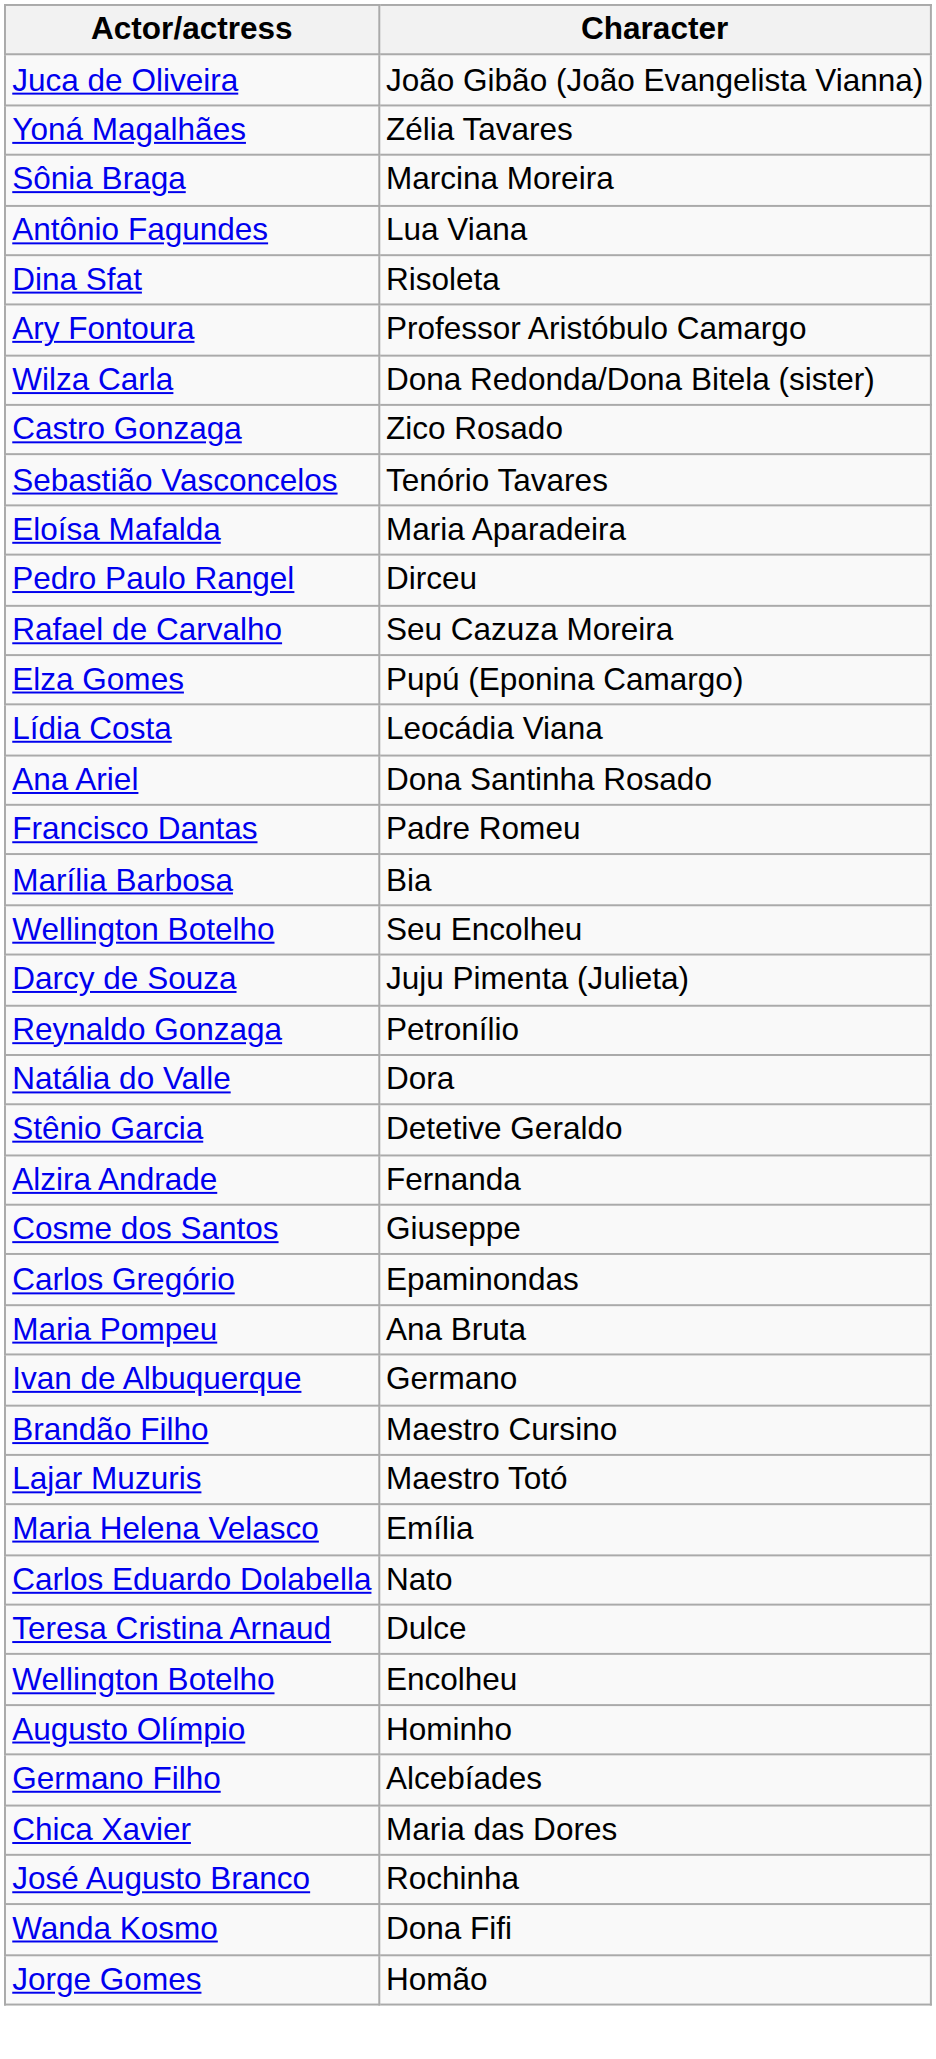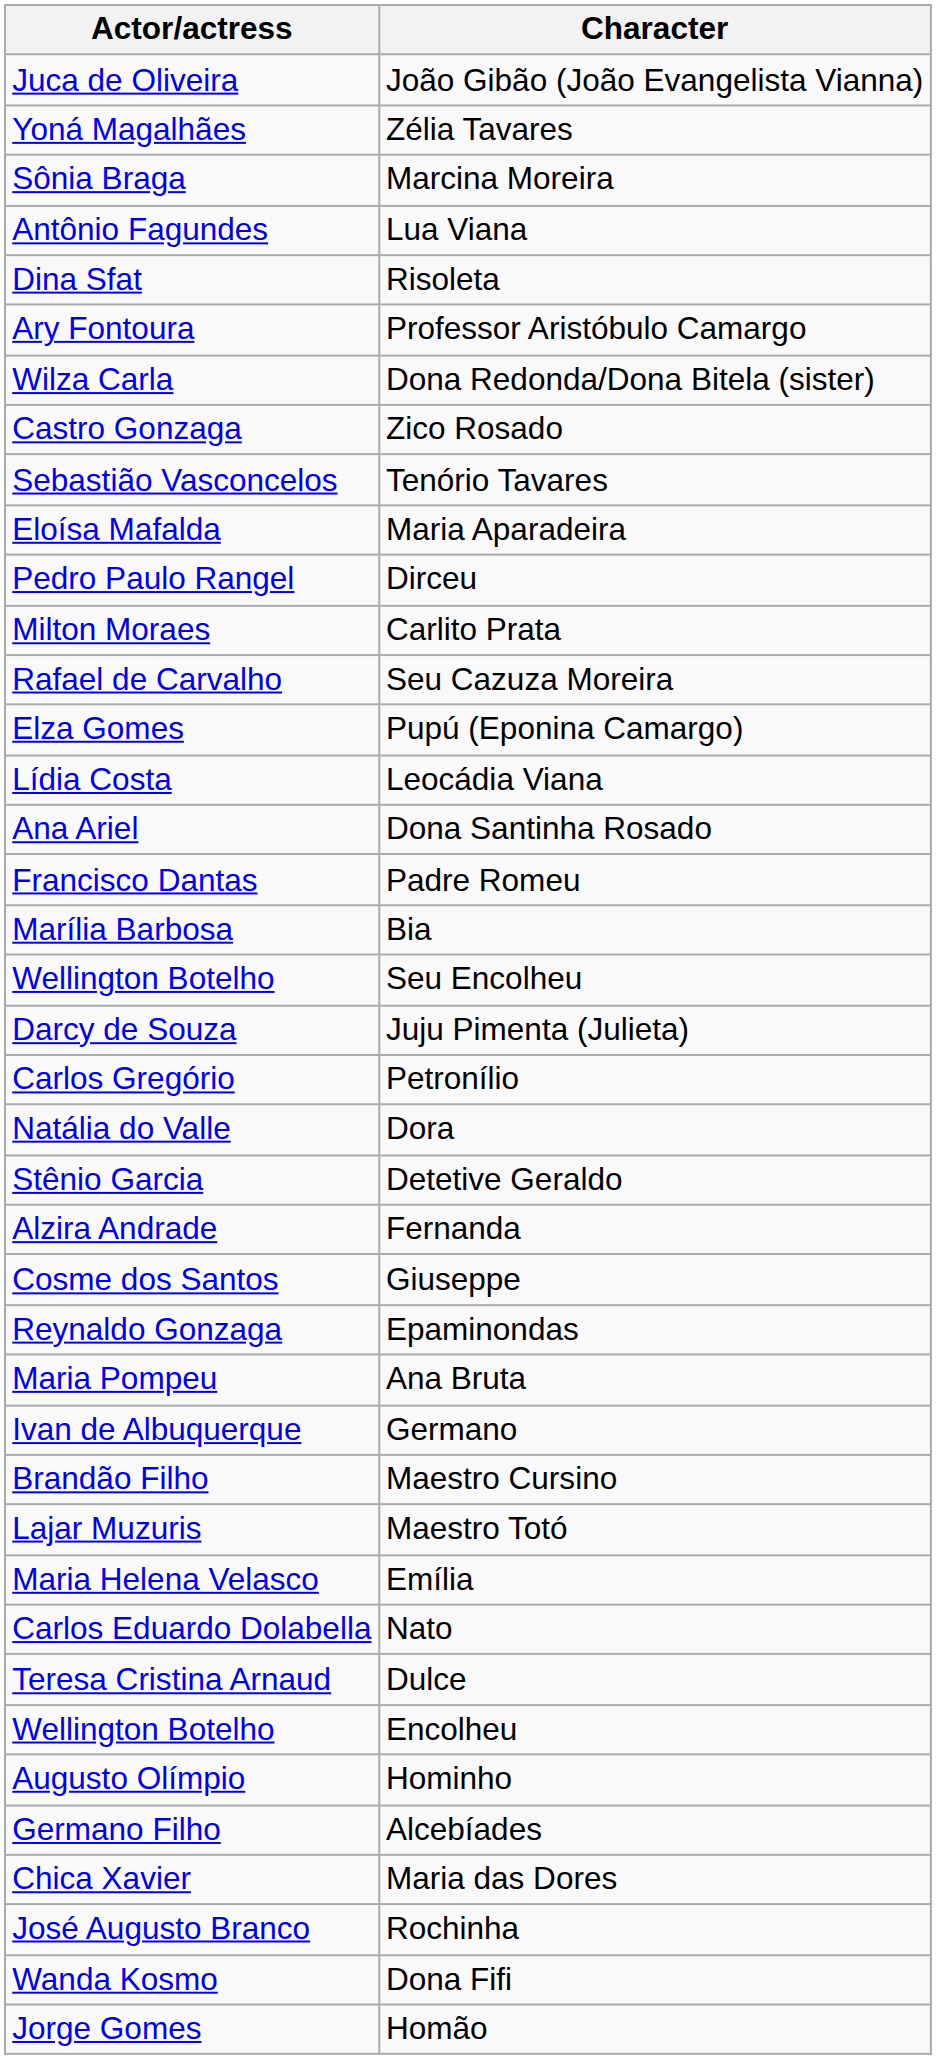+ row: (474, 629)
(147, 1029) Reynaldo Gonzaga -> (123, 1079) Carlos Gregório
(123, 1279) Carlos Gregório -> (147, 1329) Reynaldo Gonzaga
